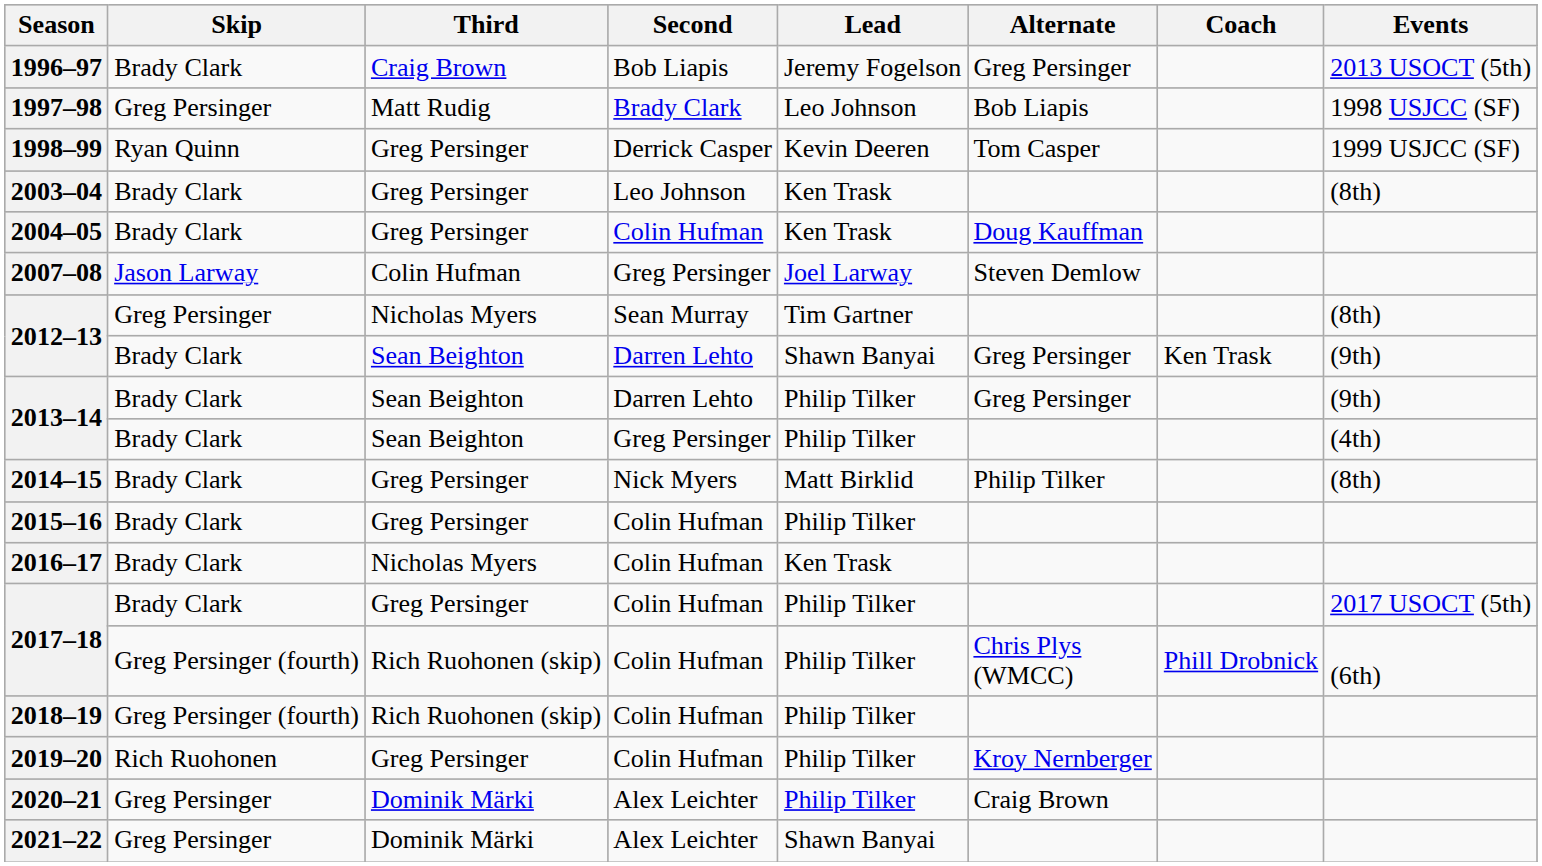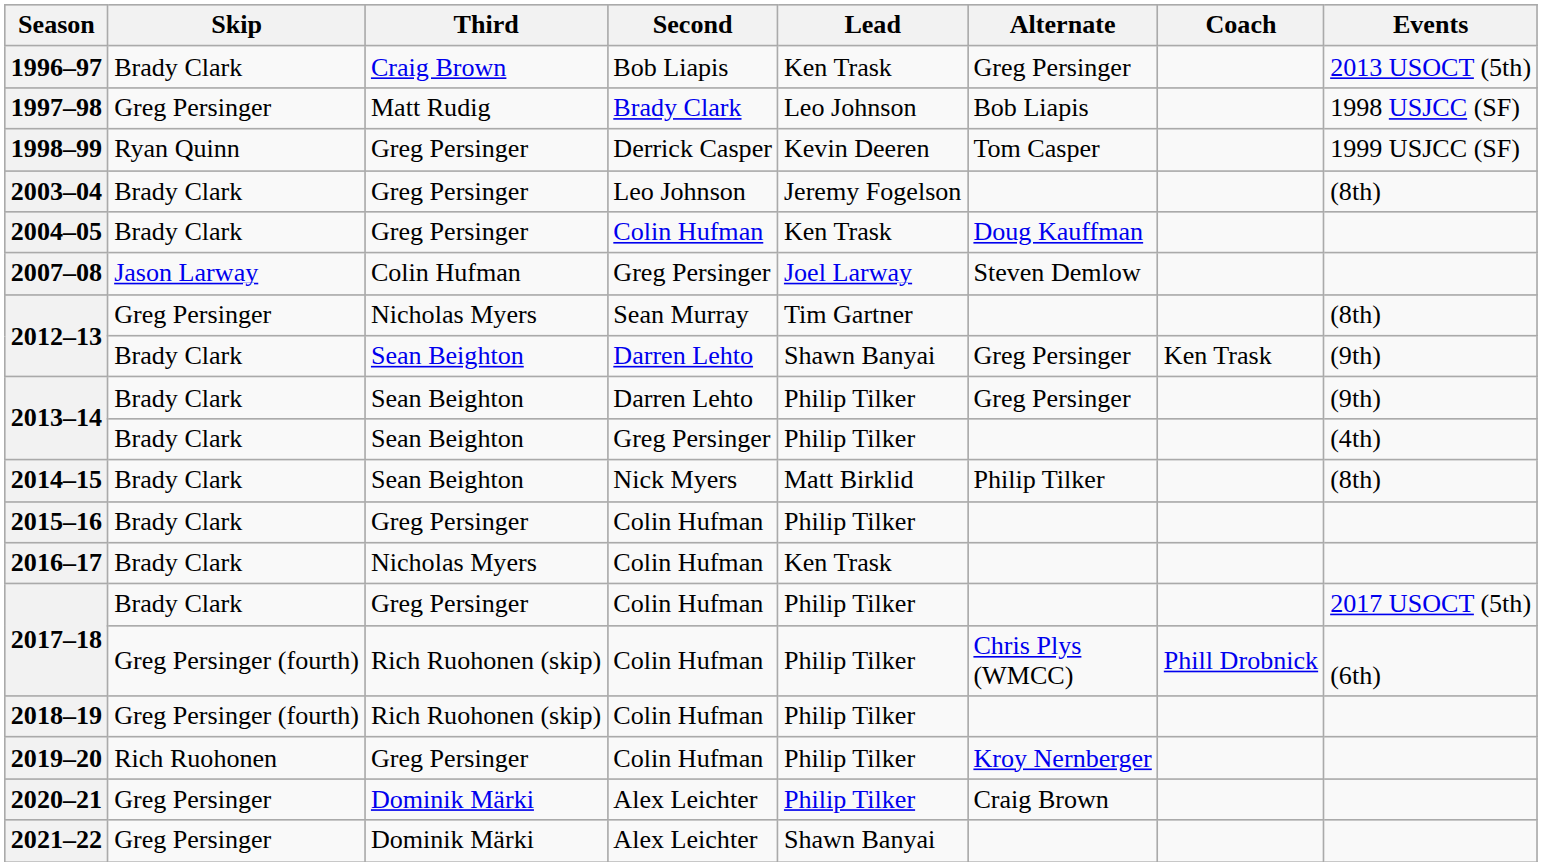(873, 66) Jeremy Fogelson -> (838, 66) Ken Trask
(838, 190) Ken Trask -> (873, 190) Jeremy Fogelson
(450, 480) Greg Persinger -> (447, 480) Sean Beighton
